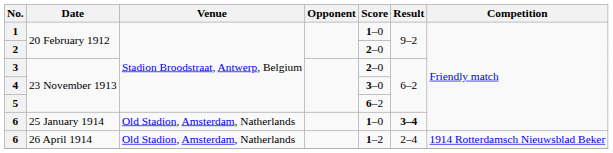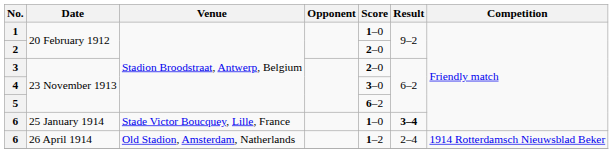(208, 121) Old Stadion, Amsterdam, Natherlands -> (206, 121) Stade Victor Boucquey, Lille, France
